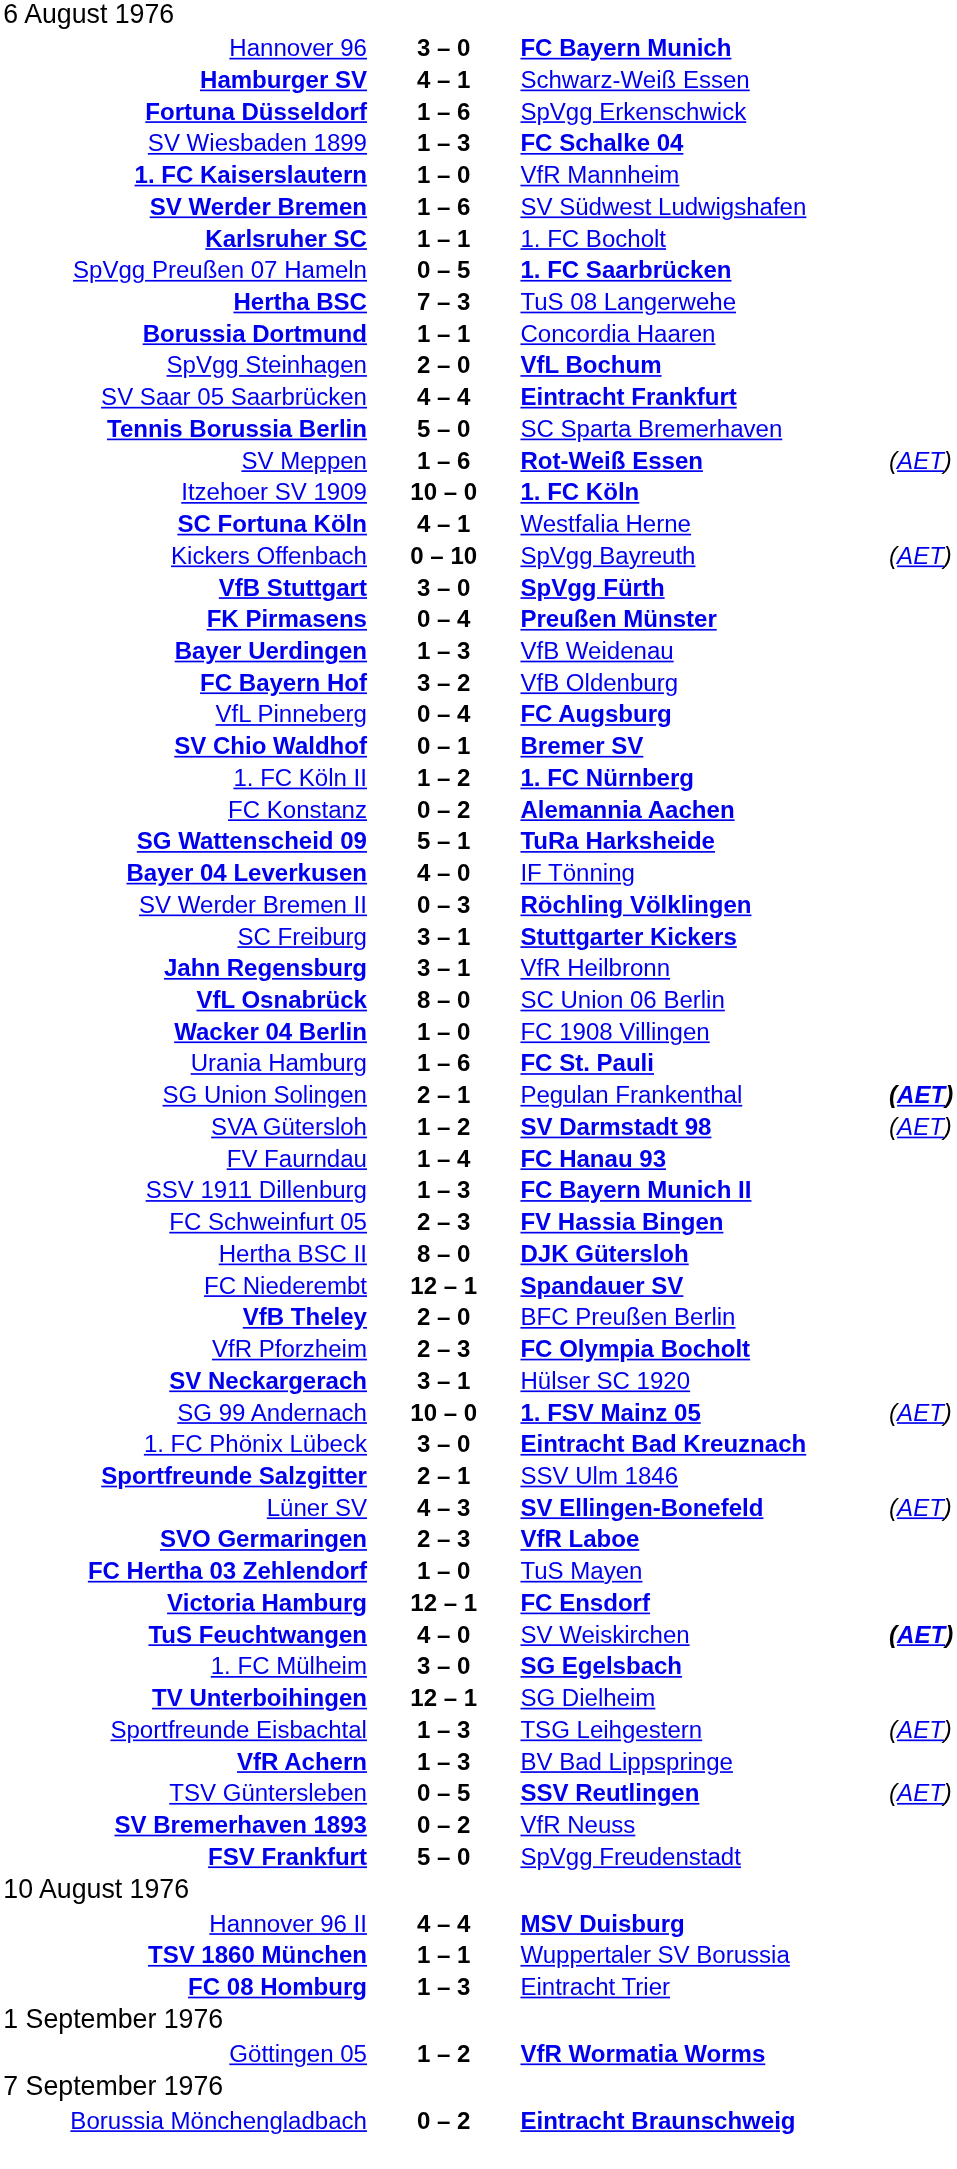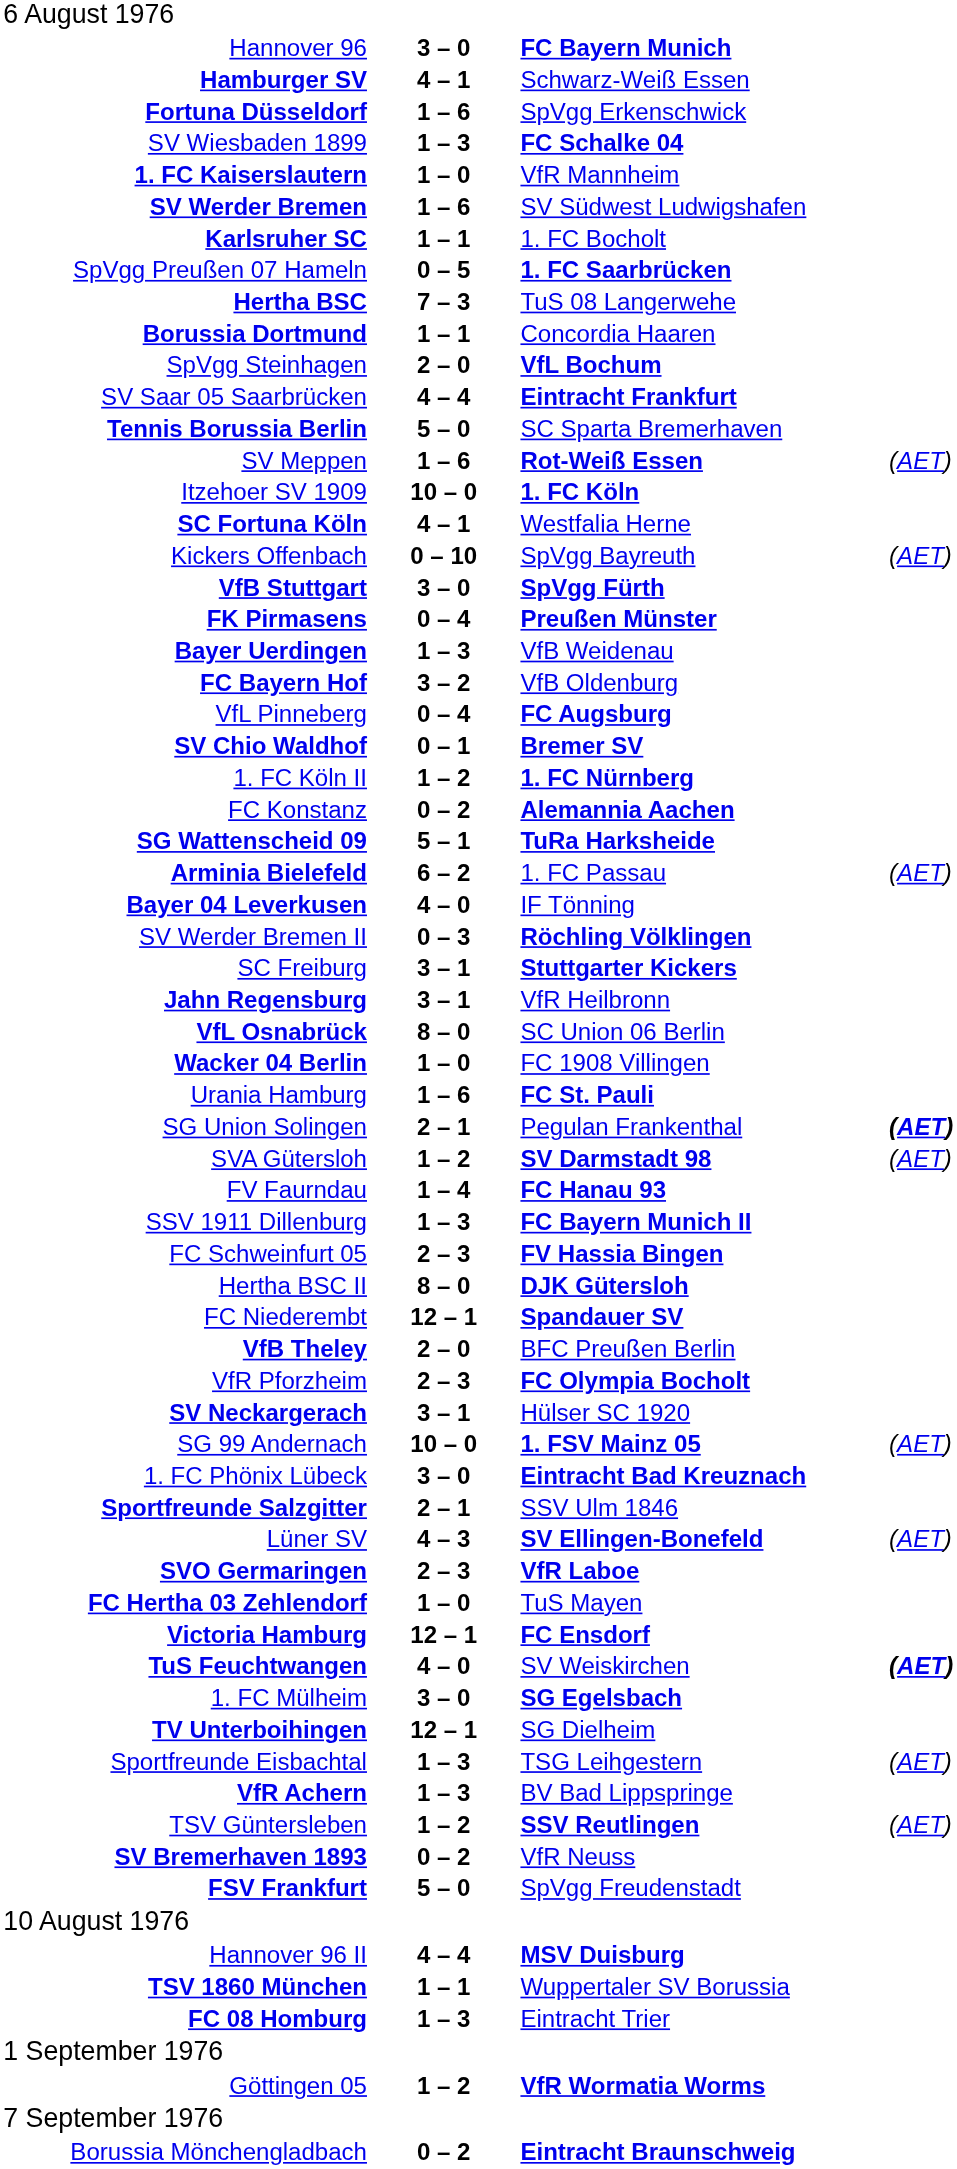+ row: (269, 873)
(444, 1793) 0 – 5 -> (444, 1825) 1 – 2
